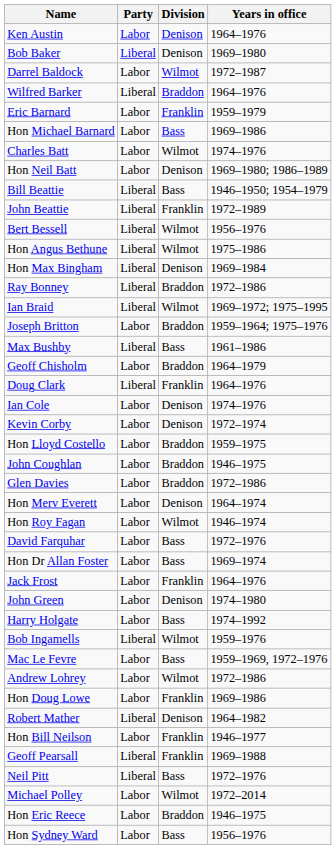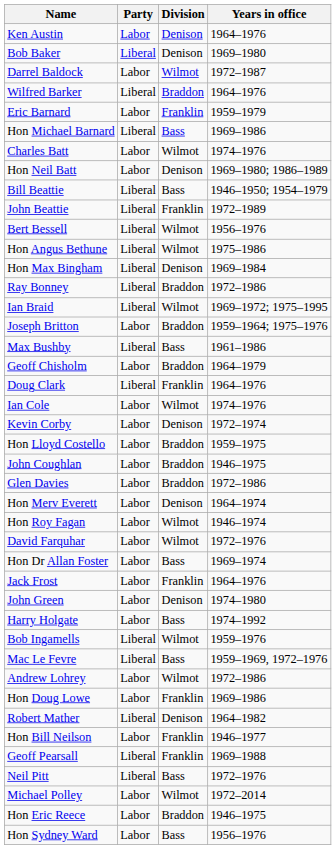(135, 131) Labor -> (138, 131) Liberal
(182, 405) Denison -> (180, 405) Wilmot
(173, 541) Bass -> (180, 541) Wilmot
(135, 659) Labor -> (138, 659) Liberal
